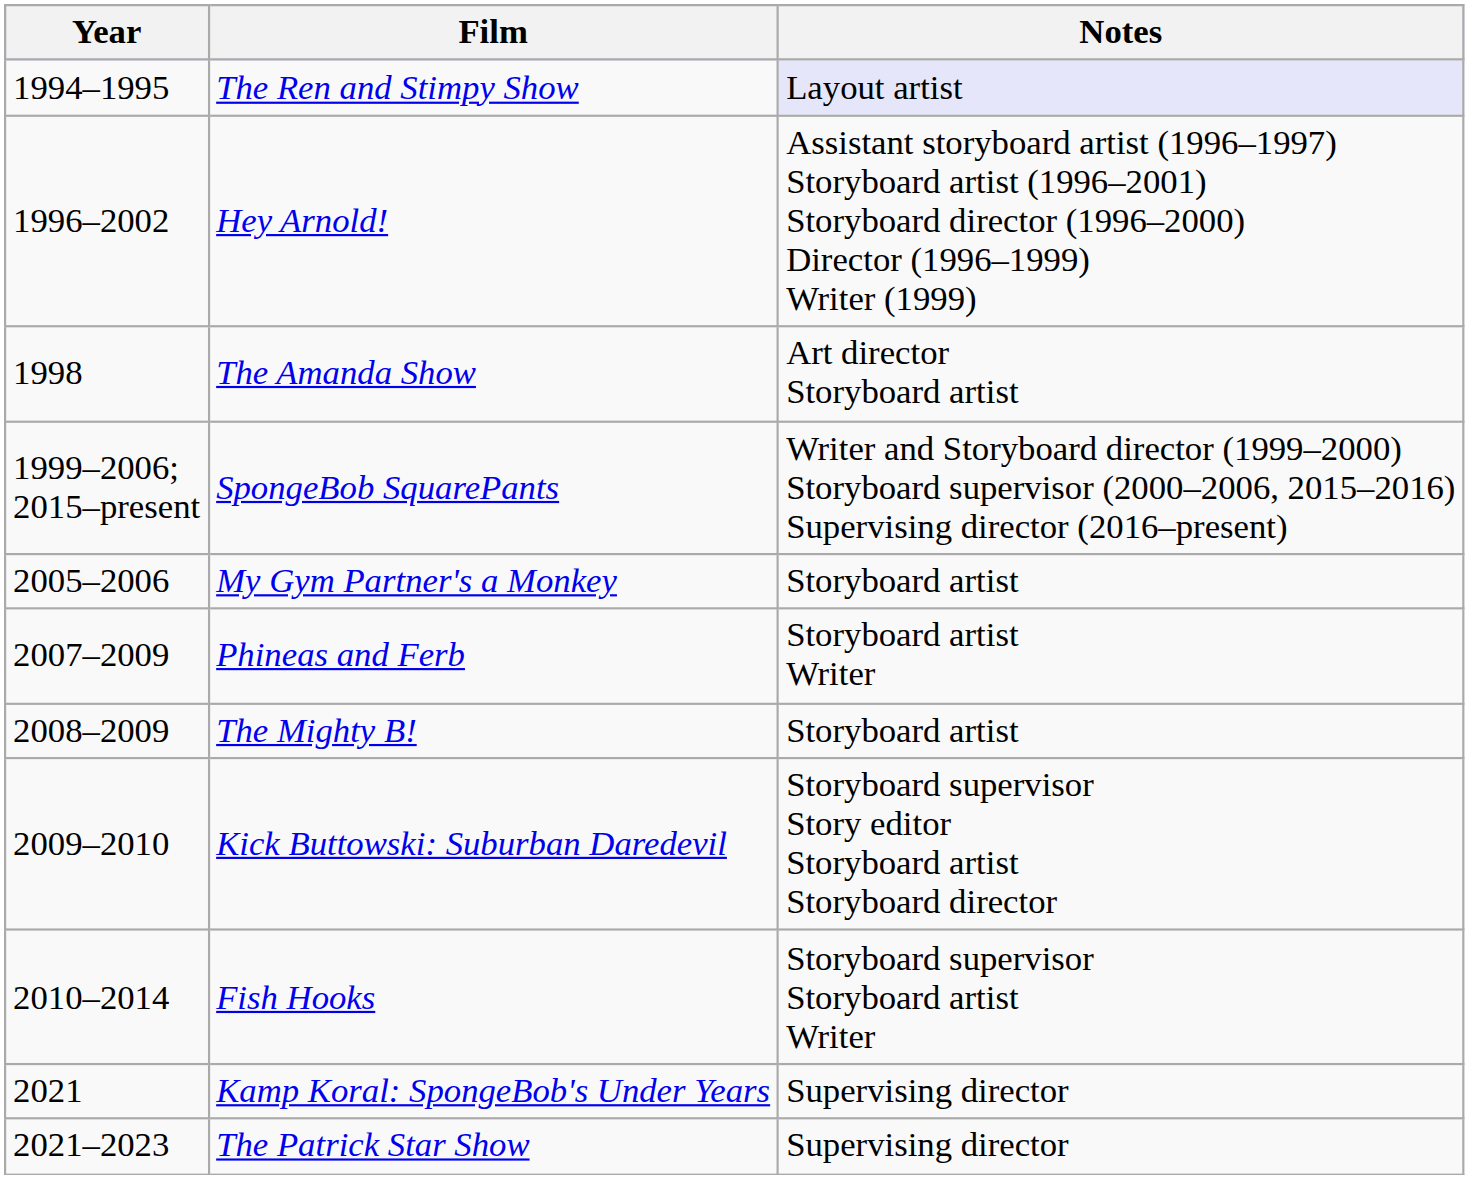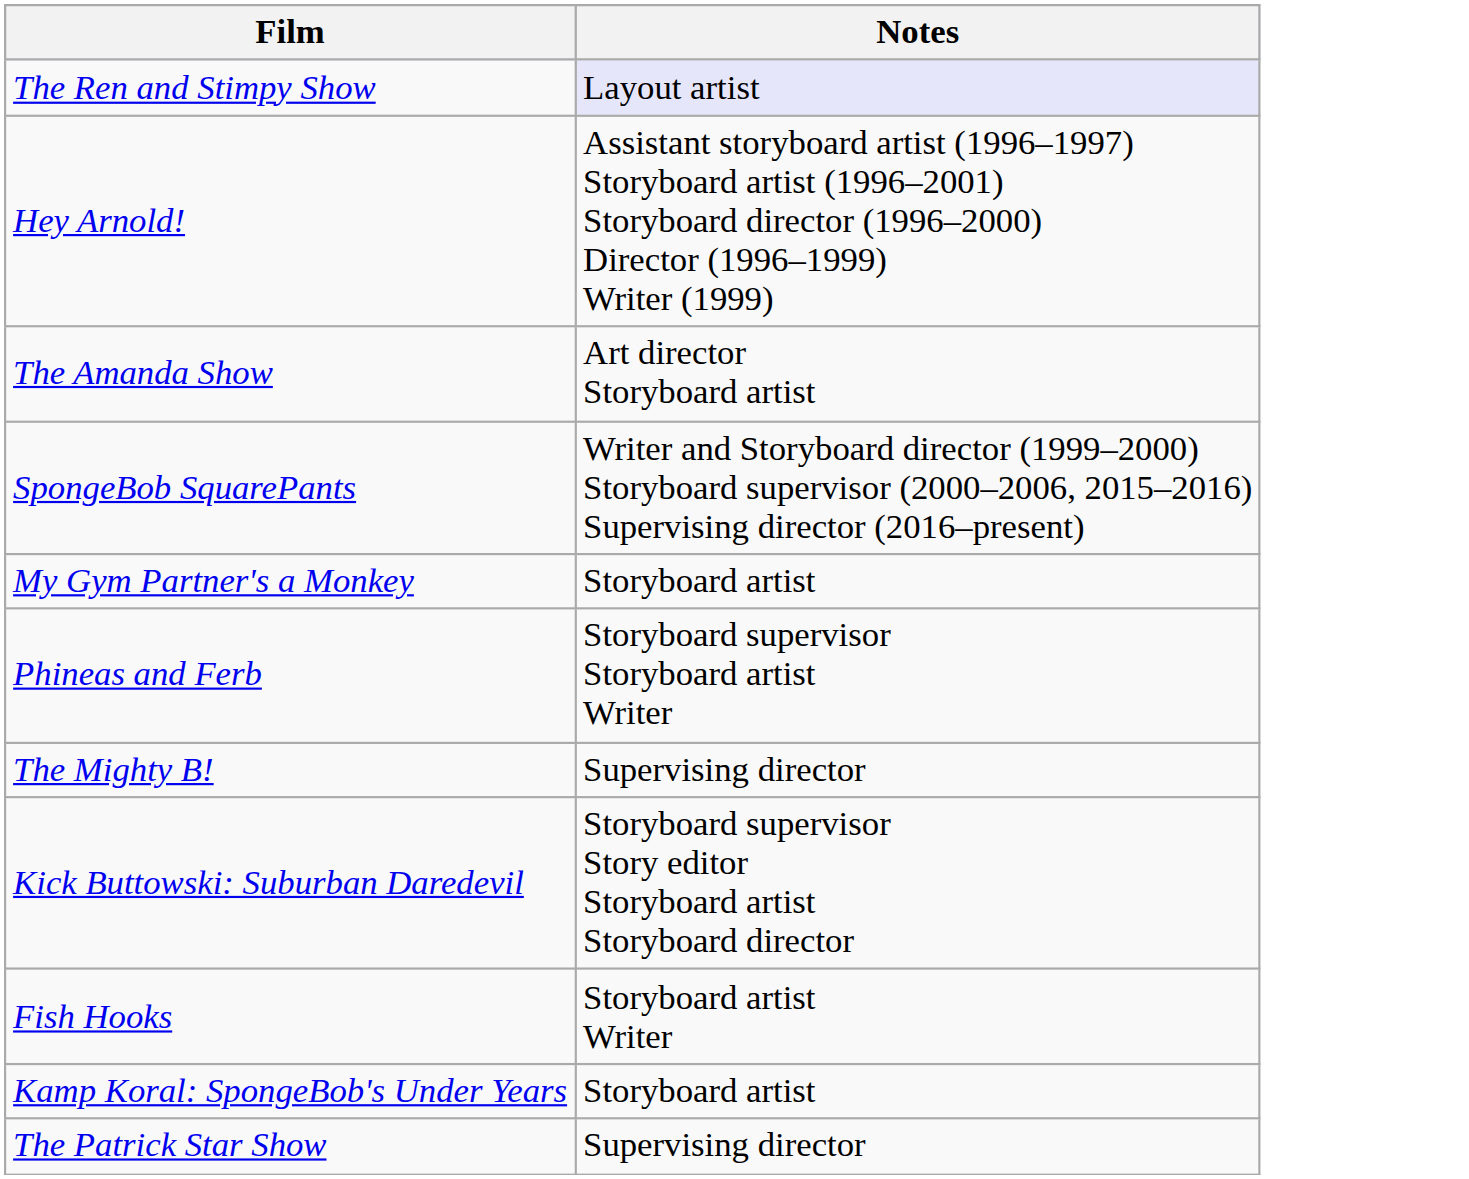- column: (107, 32)
(902, 655) Storyboard artist Writer -> (737, 674) Storyboard supervisor Storyboard artist Writer
(902, 729) Storyboard artist -> (724, 769) Supervising director
(940, 996) Storyboard supervisor Storyboard artist Writer -> (699, 1015) Storyboard artist Writer
(927, 1090) Supervising director -> (699, 1090) Storyboard artist
